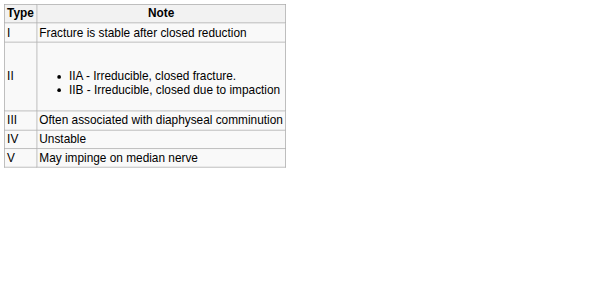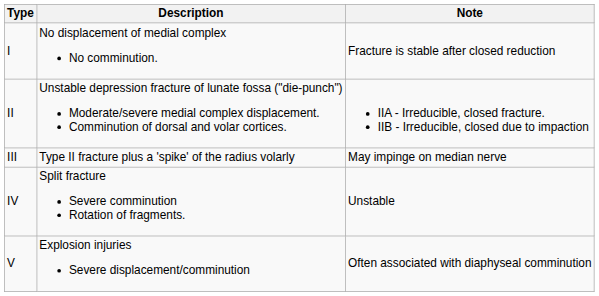+ column: (191, 13)
(161, 120) Often associated with diaphyseal comminution -> (427, 157) May impinge on median nerve
(119, 158) May impinge on median nerve -> (470, 263) Often associated with diaphyseal comminution
